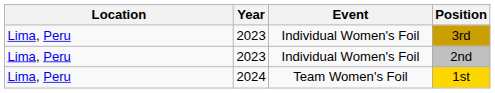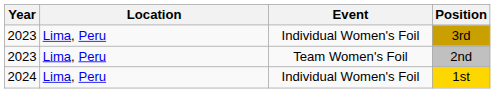columns swapped: (251, 14) <-> (119, 14)
(350, 56) Individual Women's Foil -> (350, 56) Team Women's Foil
(350, 77) Team Women's Foil -> (350, 77) Individual Women's Foil
